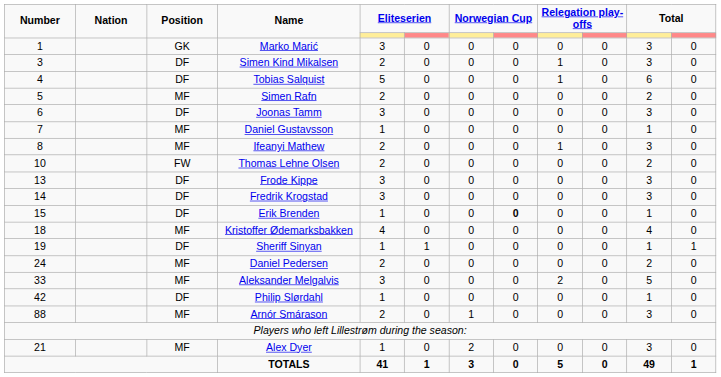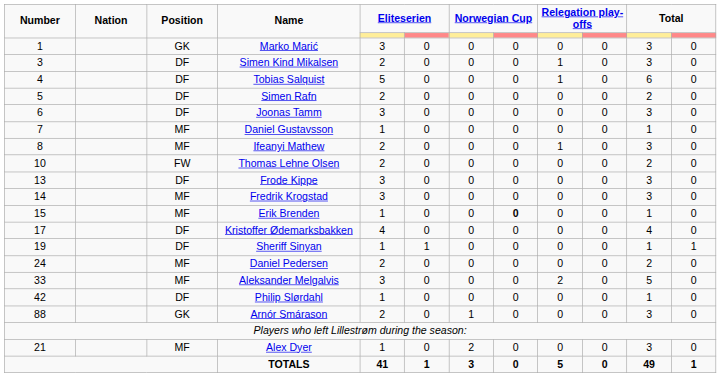(182, 96) MF -> (182, 96) DF
(182, 197) DF -> (182, 197) MF
(182, 213) DF -> (182, 213) MF
(40, 230) 18 -> (40, 230) 17
(182, 230) MF -> (182, 230) DF
(182, 314) MF -> (182, 314) GK
